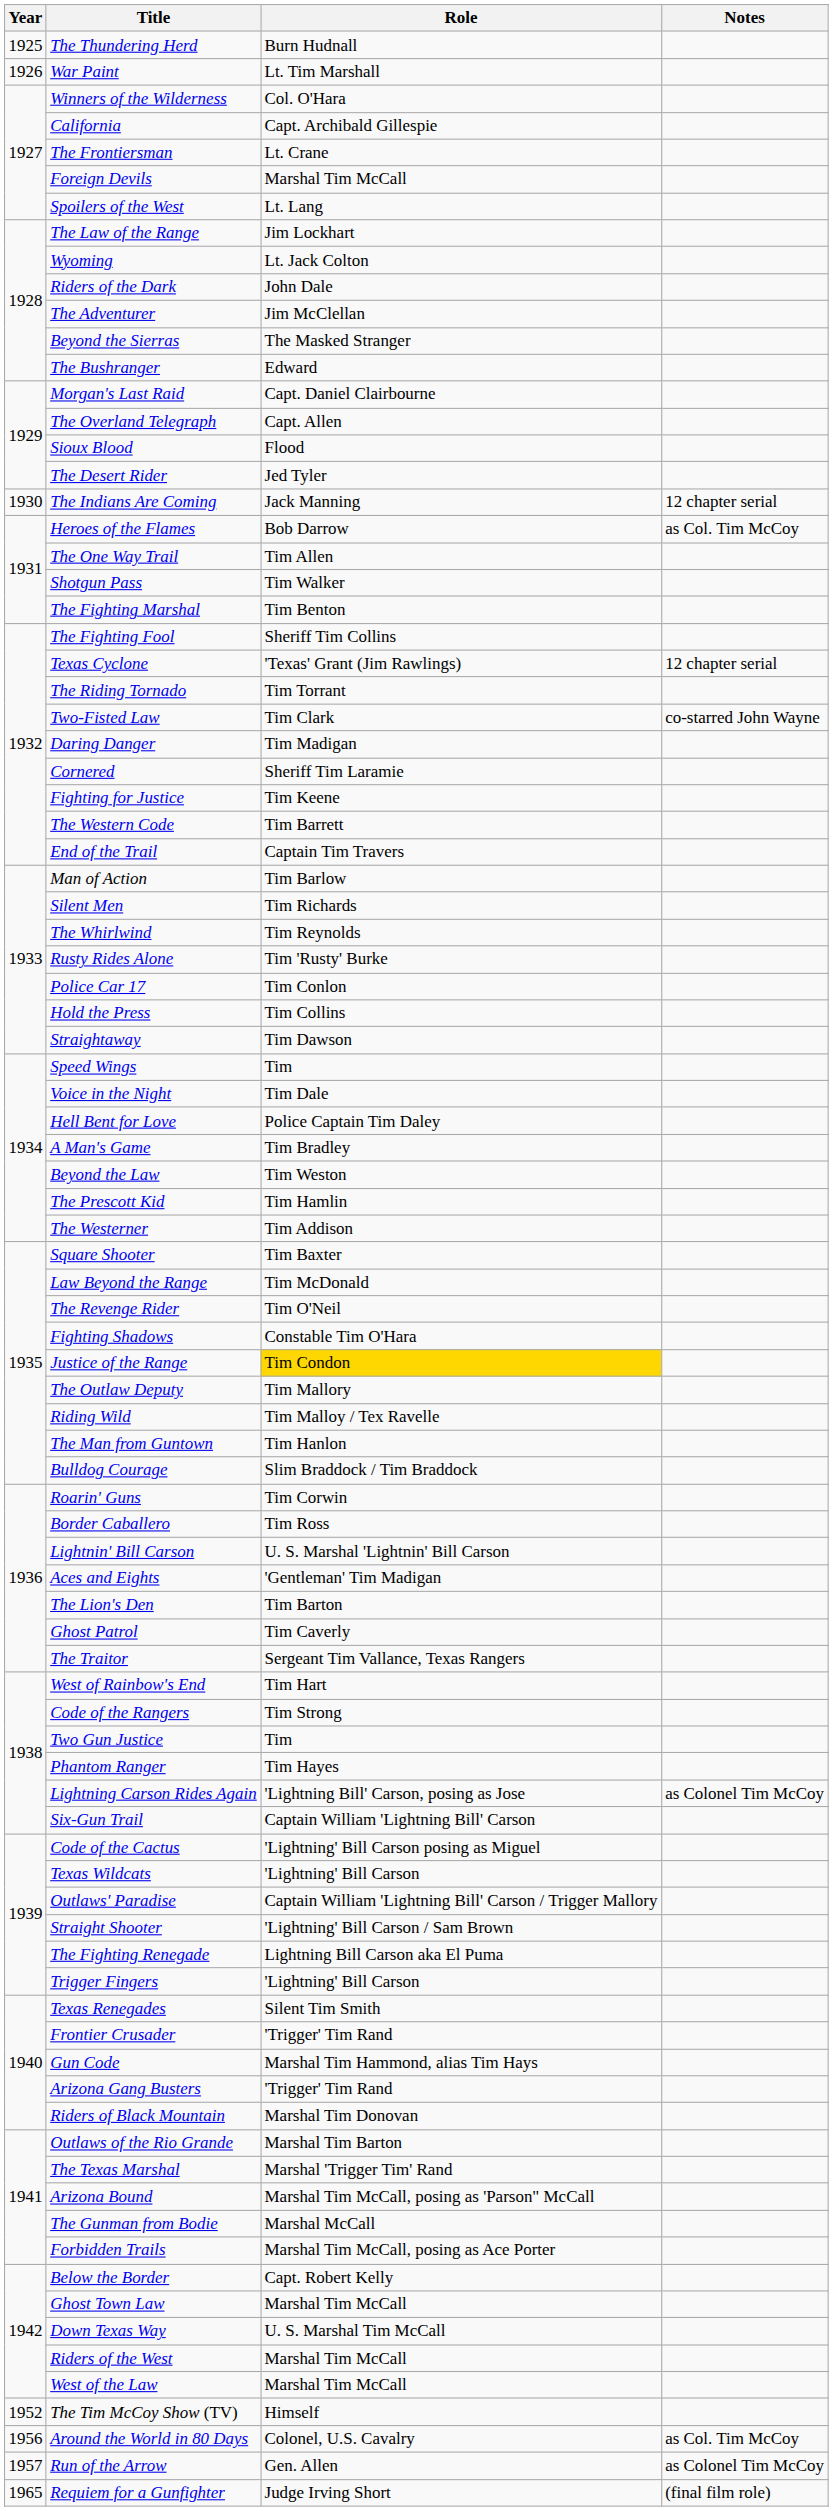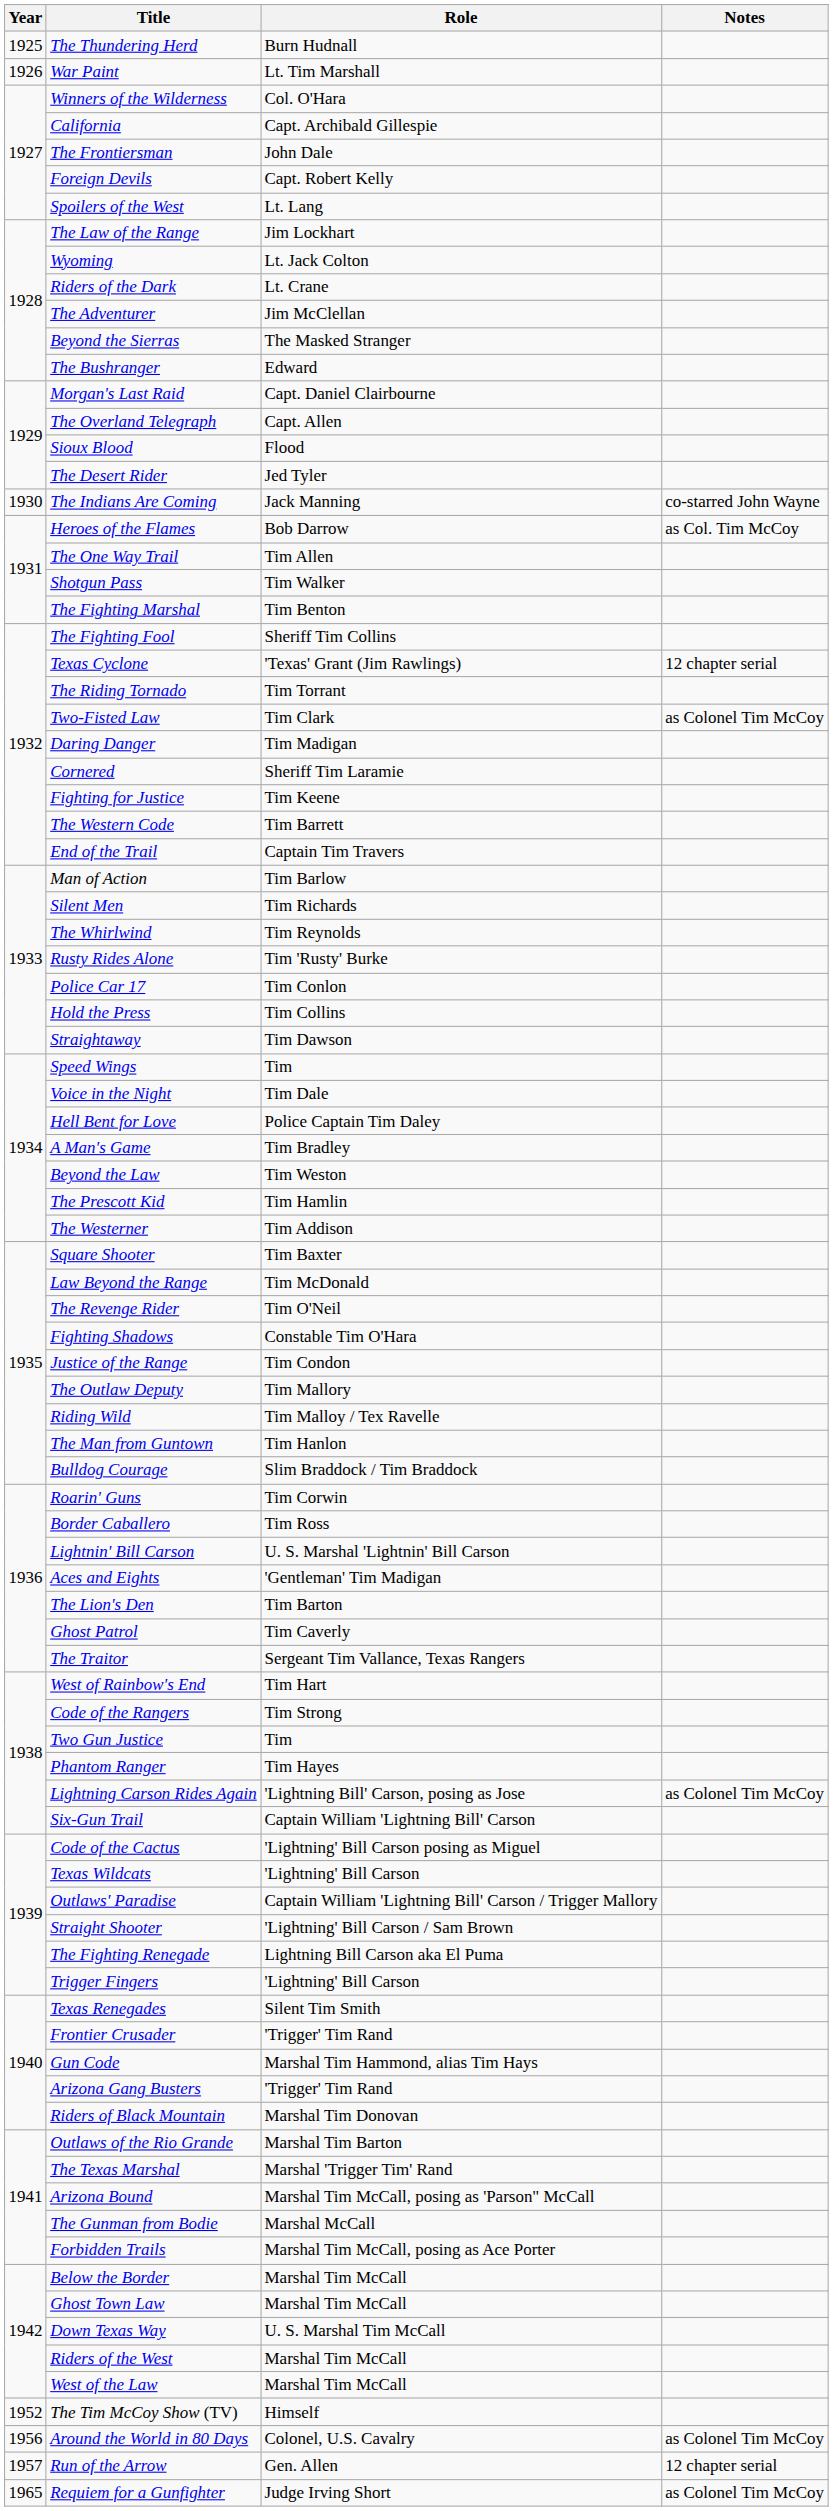(297, 152) Lt. Crane -> (299, 152) John Dale
(336, 179) Marshal Tim McCall -> (329, 179) Capt. Robert Kelly
(299, 286) John Dale -> (297, 286) Lt. Crane
(721, 502) 12 chapter serial -> (743, 502) co-starred John Wayne
(743, 717) co-starred John Wayne -> (745, 717) as Colonel Tim McCoy
(307, 1362) gold background -> (307, 1362) no background
(329, 2277) Capt. Robert Kelly -> (336, 2277) Marshal Tim McCall
(732, 2438) as Col. Tim McCoy -> (745, 2438) as Colonel Tim McCoy
(745, 2465) as Colonel Tim McCoy -> (721, 2465) 12 chapter serial
(718, 2492) (final film role) -> (745, 2492) as Colonel Tim McCoy
